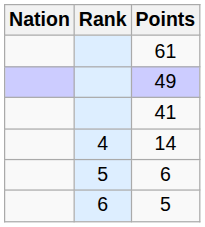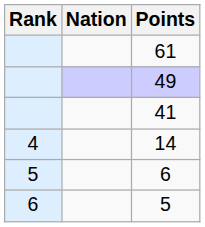columns swapped: (103, 19) <-> (39, 19)
